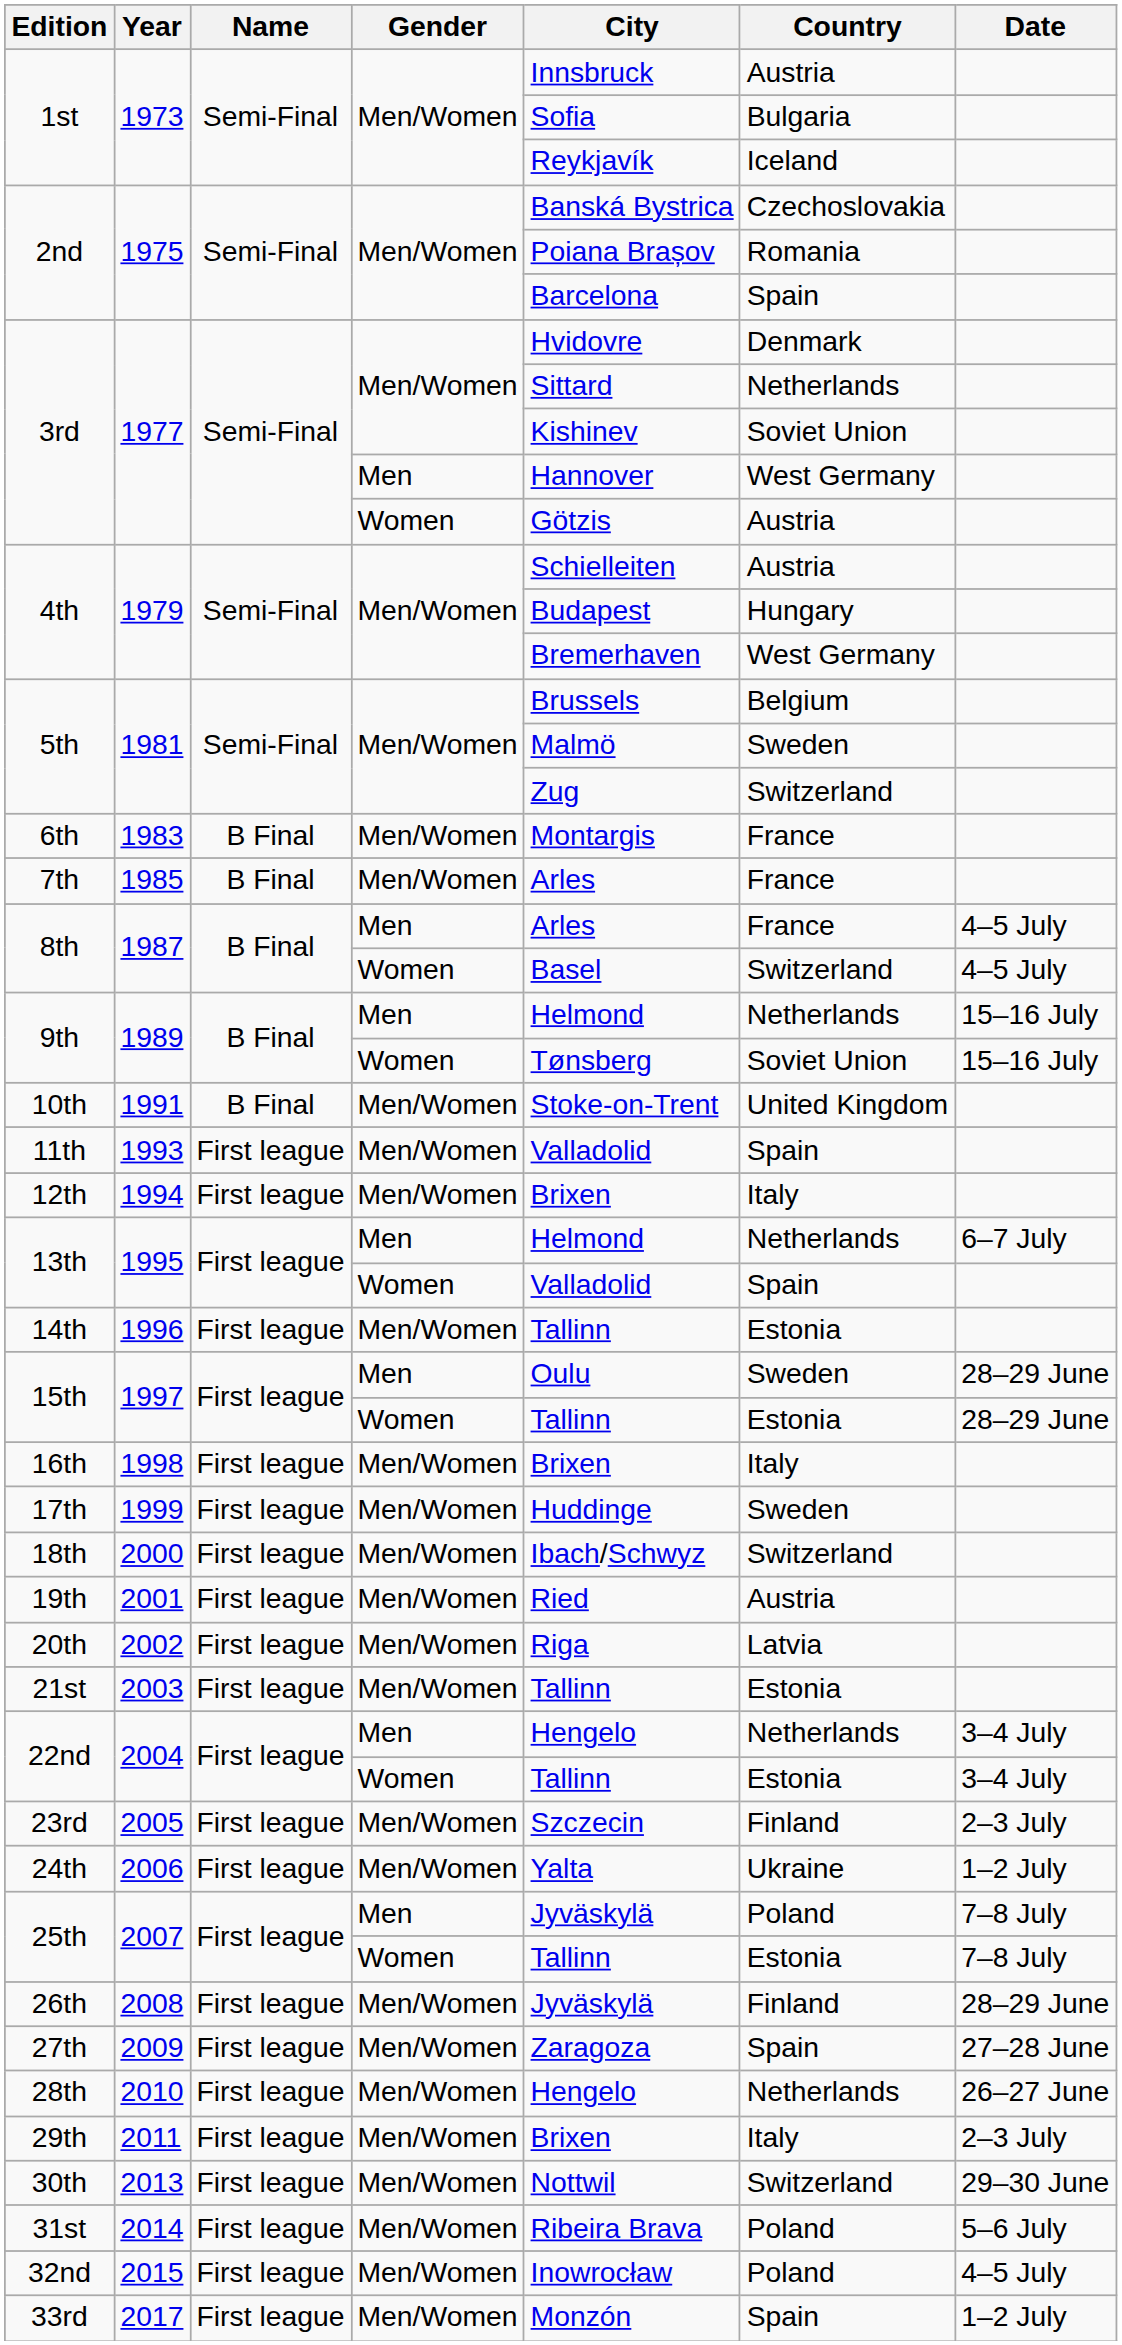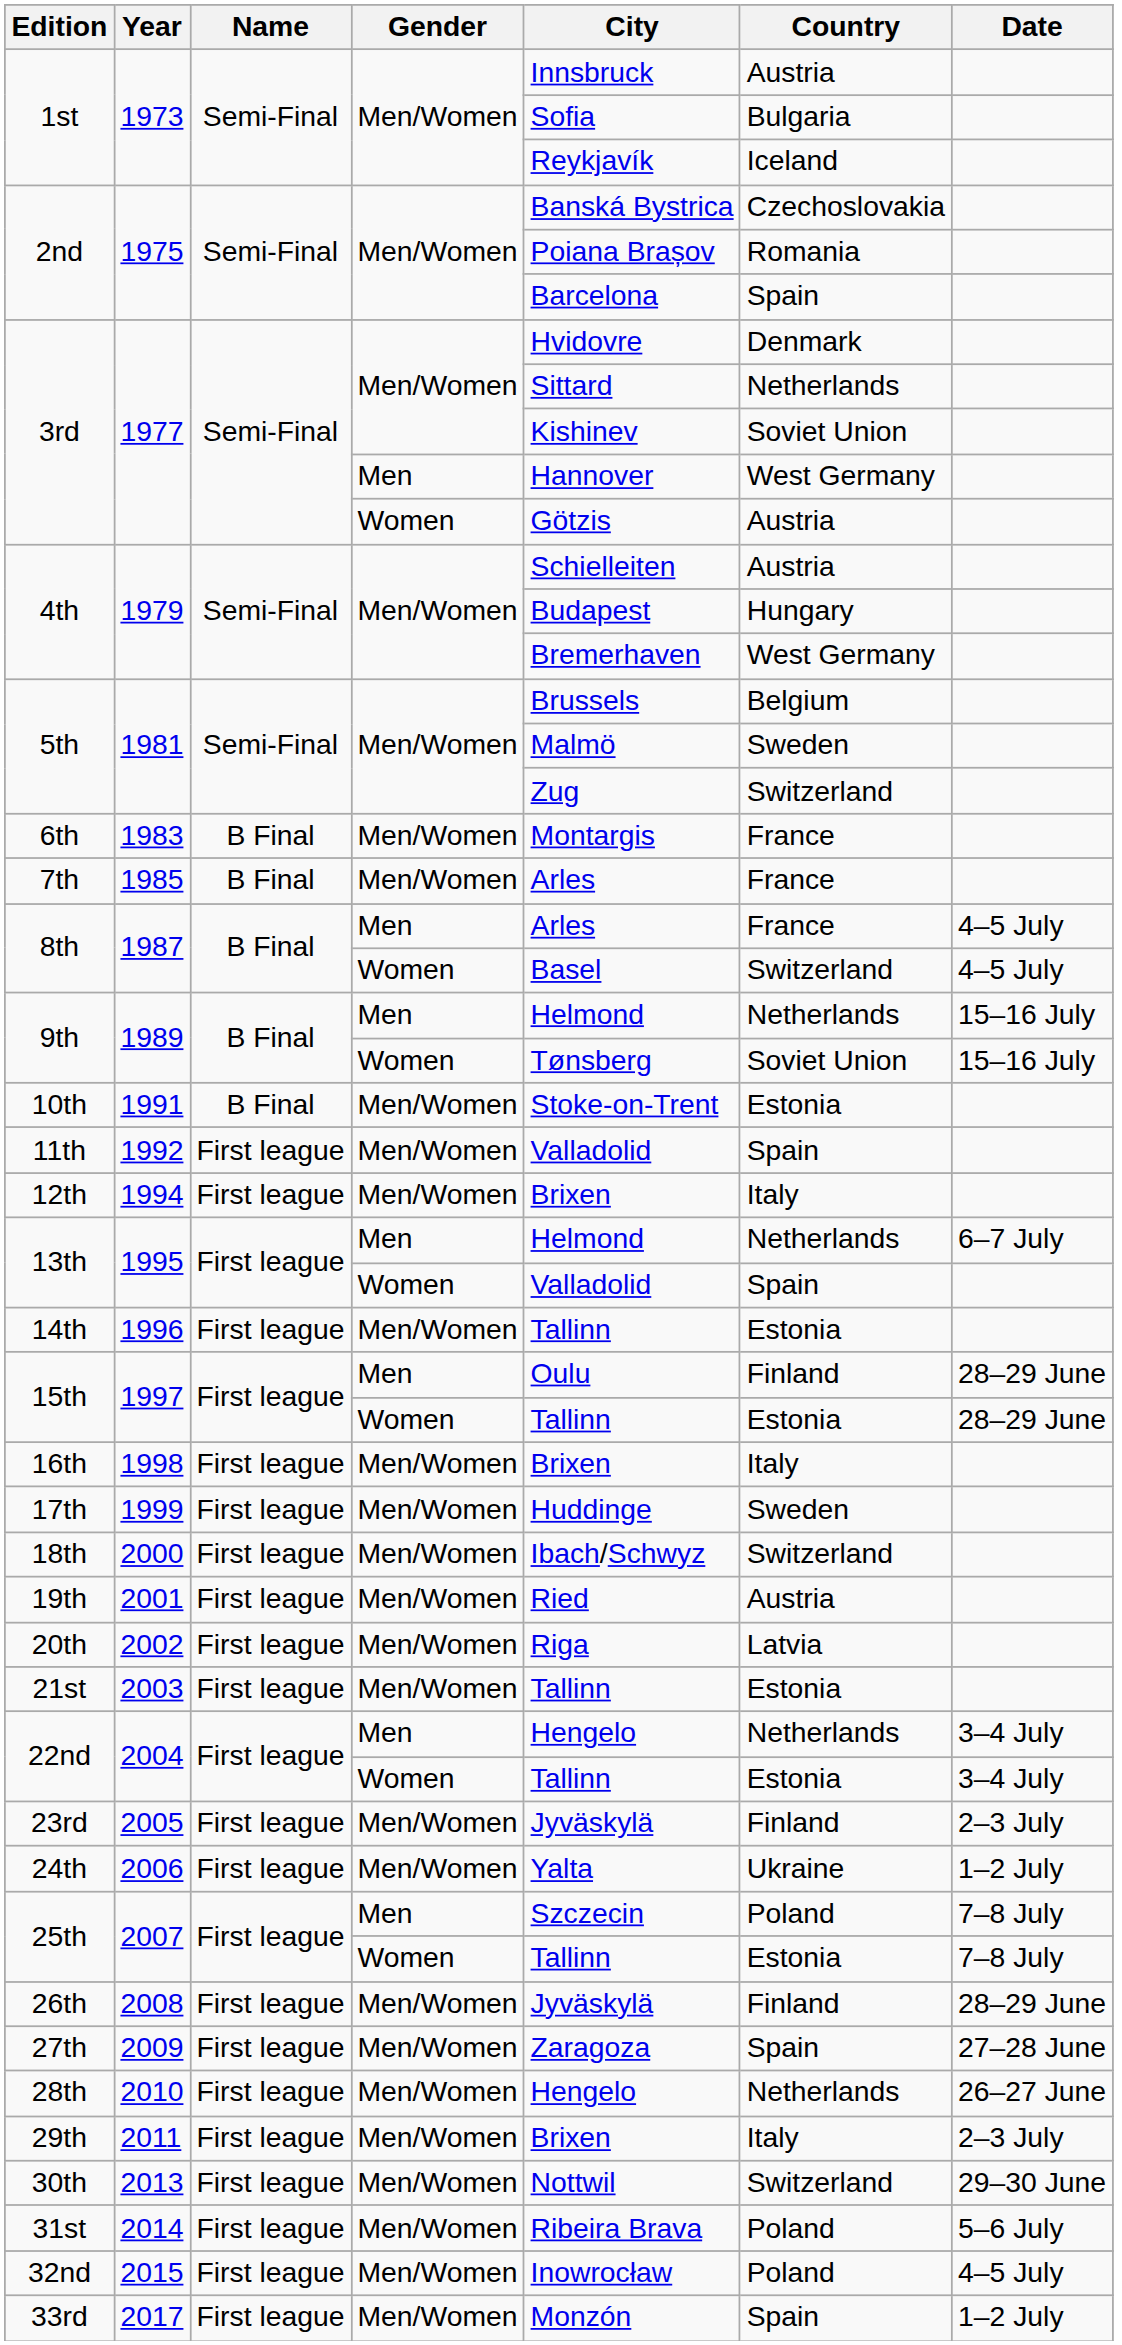(847, 1104) United Kingdom -> (794, 1104) Estonia
(152, 1149) 1993 -> (152, 1149) 1992
(798, 1374) Sweden -> (793, 1374) Finland
(587, 1823) Szczecin -> (592, 1823) Jyväskylä
(592, 1913) Jyväskylä -> (587, 1913) Szczecin
